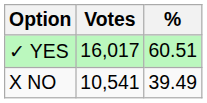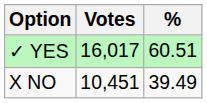(110, 82) 10,541 -> (110, 82) 10,451
